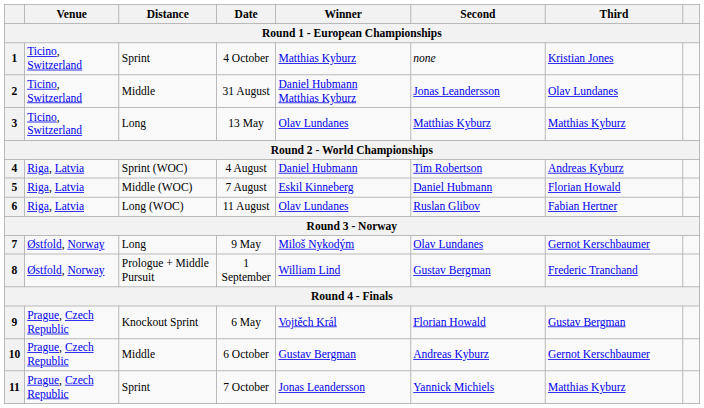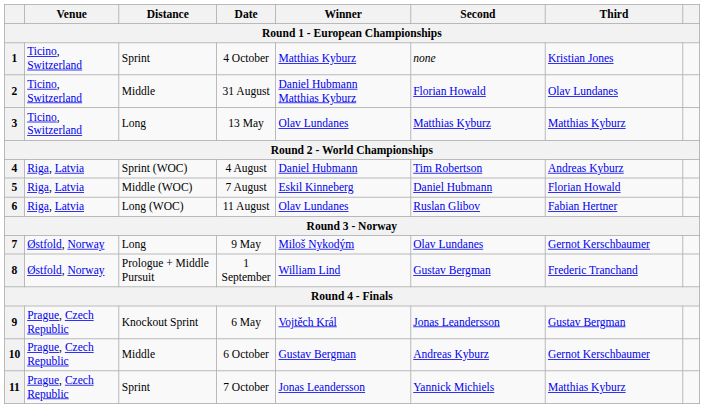(457, 91) Jonas Leandersson -> (450, 91) Florian Howald
(450, 322) Florian Howald -> (457, 322) Jonas Leandersson
